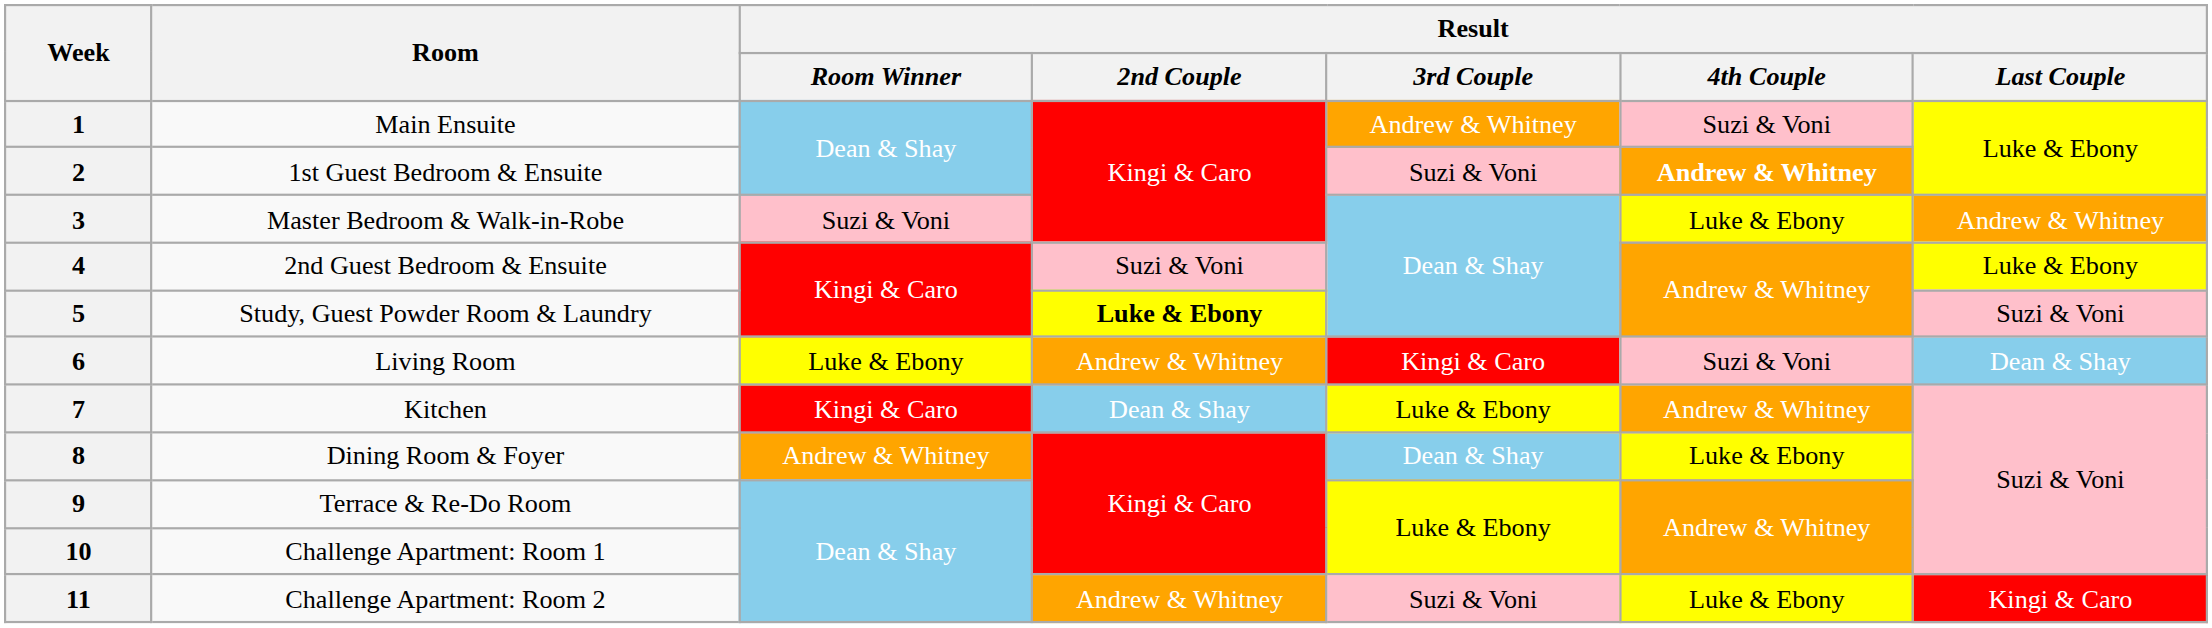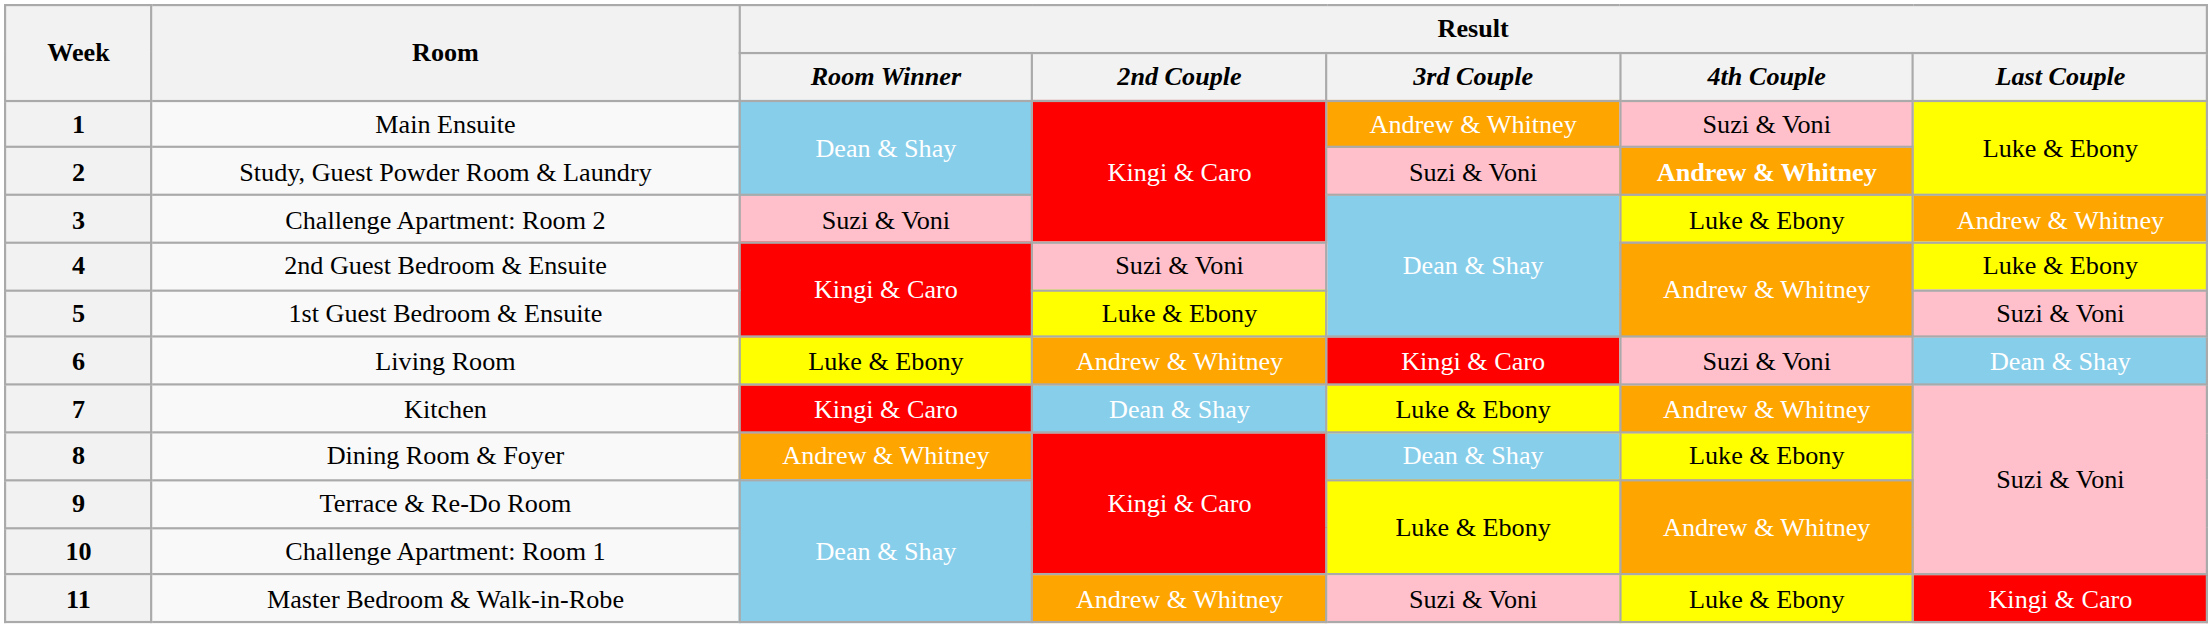(445, 171) 1st Guest Bedroom & Ensuite -> (445, 171) Study, Guest Powder Room & Laundry
(445, 219) Master Bedroom & Walk-in-Robe -> (445, 219) Challenge Apartment: Room 2
(445, 314) Study, Guest Powder Room & Laundry -> (445, 314) 1st Guest Bedroom & Ensuite
(1180, 314) bold -> (1180, 314) normal
(445, 599) Challenge Apartment: Room 2 -> (445, 599) Master Bedroom & Walk-in-Robe
